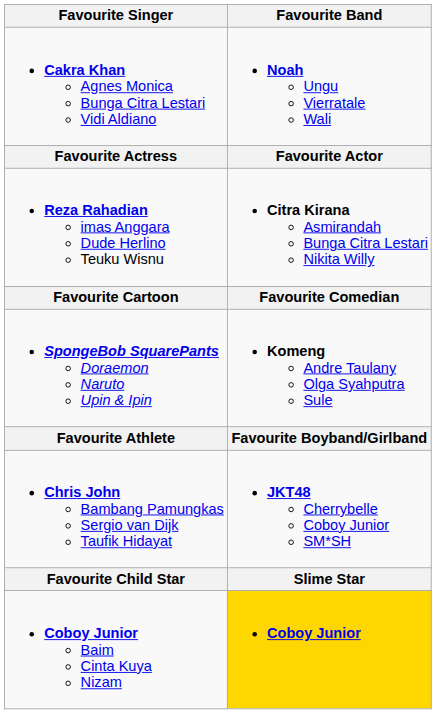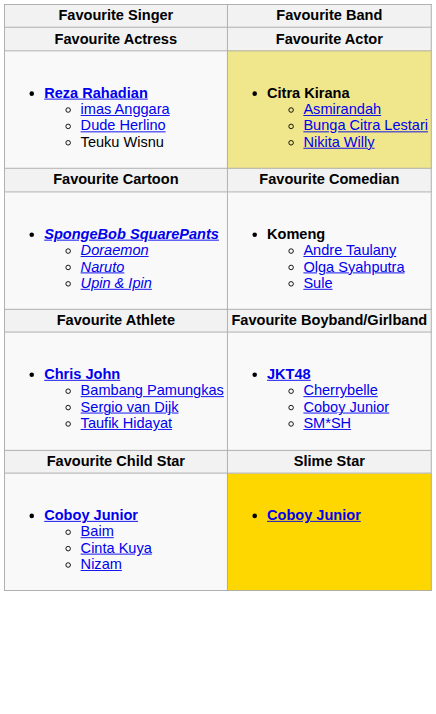- row: (116, 95)
(329, 235) no background -> (329, 118) khaki background
